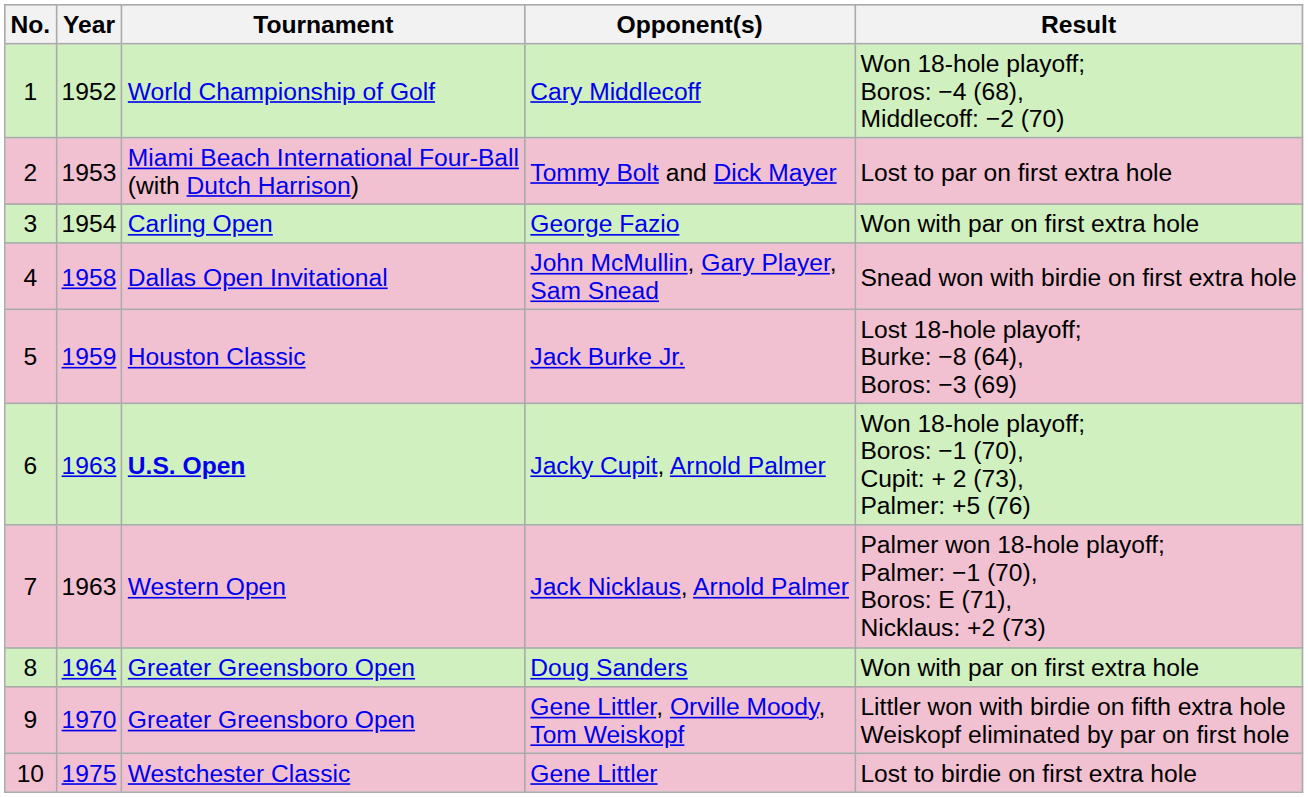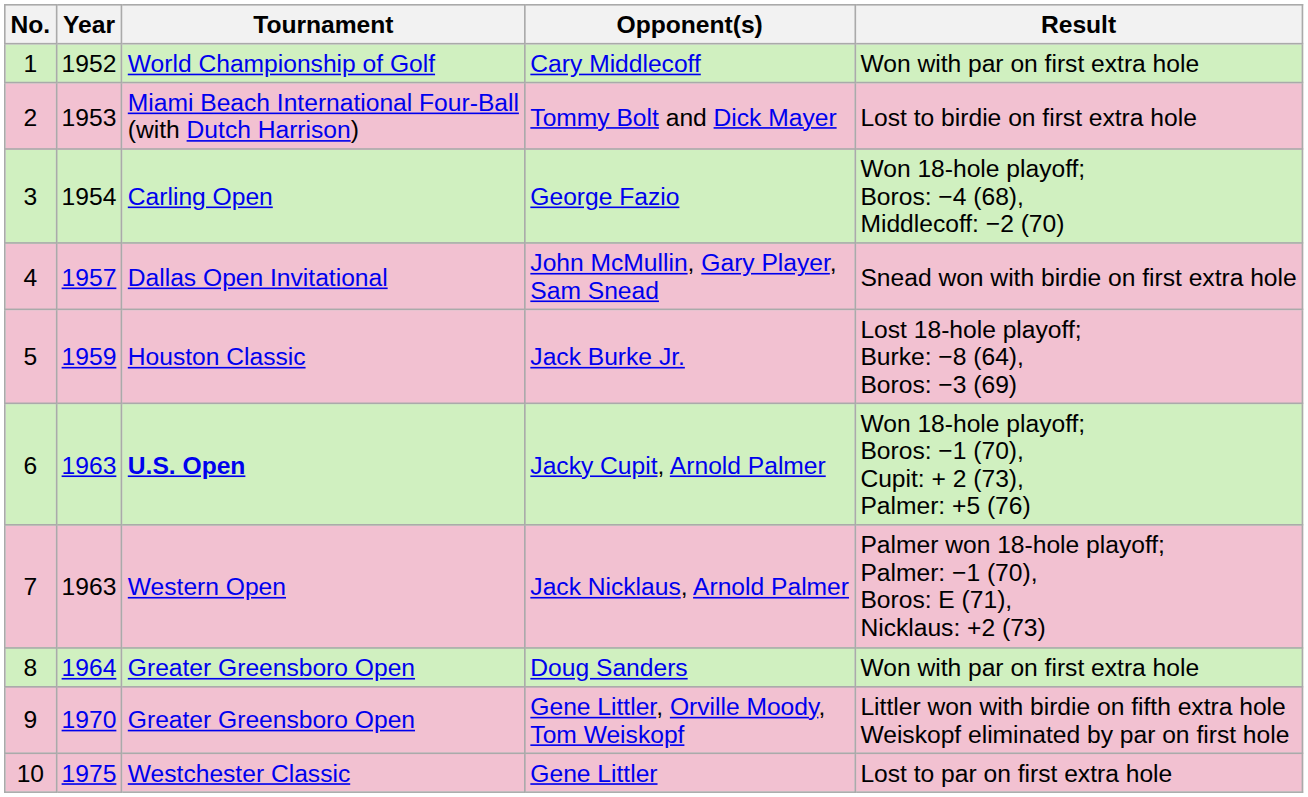(973, 91) Won 18-hole playoff; Boros: −4 (68), Middlecoff: −2 (70) -> (1030, 63) Won with par on first extra hole
(1016, 171) Lost to par on first extra hole -> (1029, 116) Lost to birdie on first extra hole
(1030, 224) Won with par on first extra hole -> (973, 197) Won 18-hole playoff; Boros: −4 (68), Middlecoff: −2 (70)
(89, 277) 1958 -> (89, 277) 1957
(1029, 772) Lost to birdie on first extra hole -> (1016, 772) Lost to par on first extra hole
